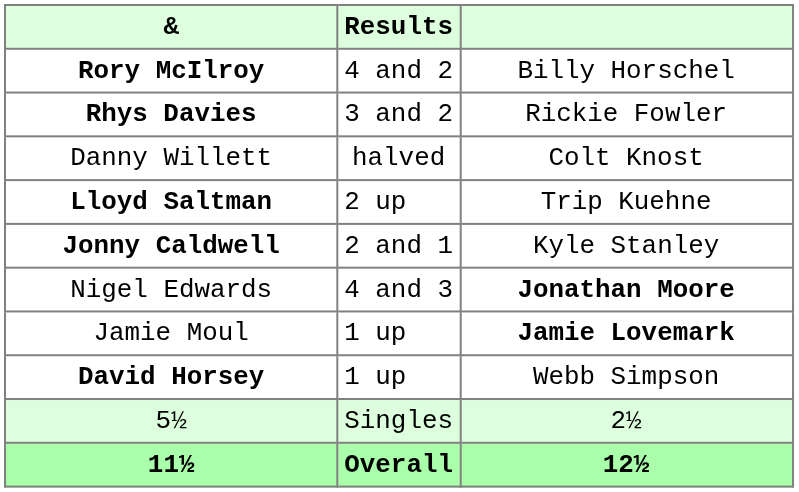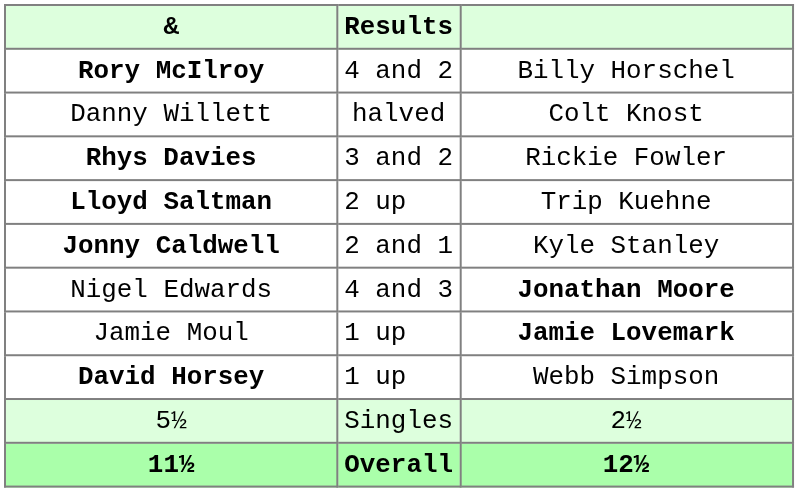rows swapped: (171, 114) <-> (171, 158)
